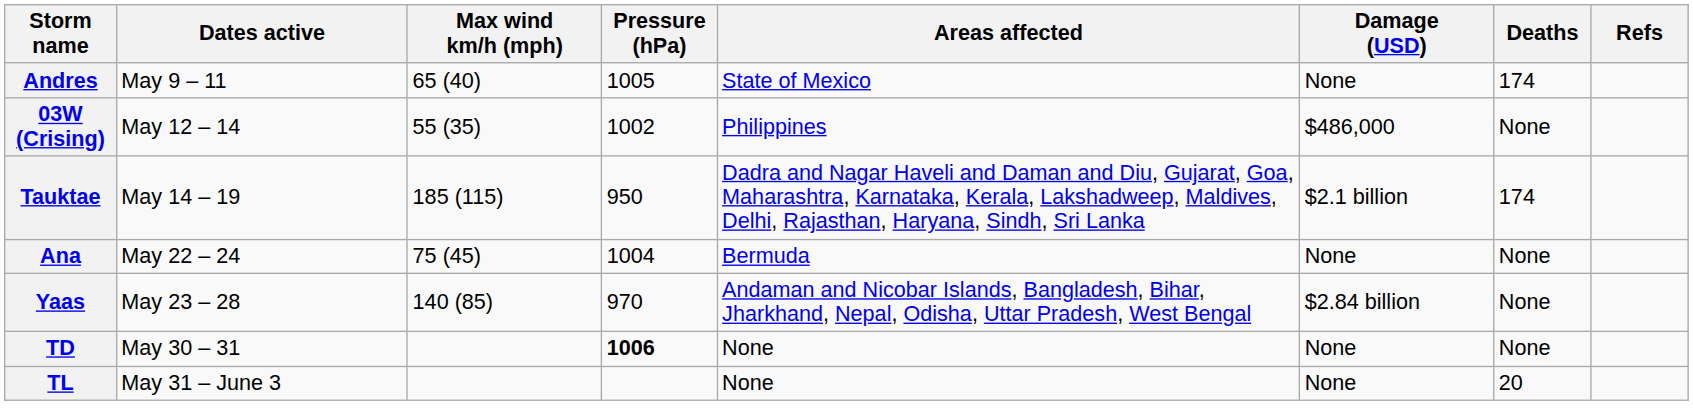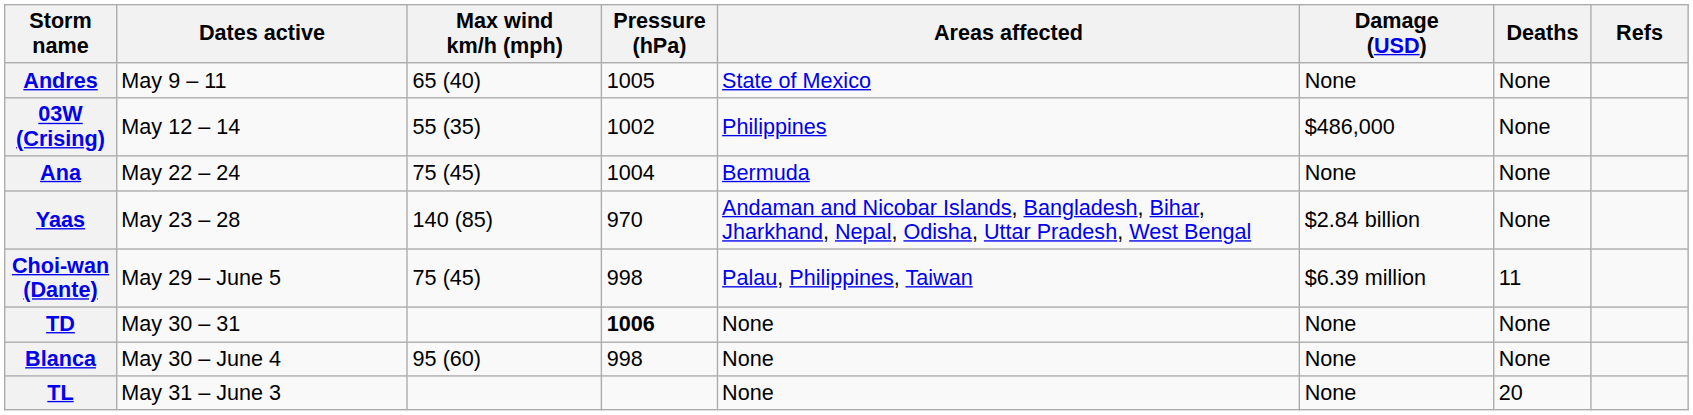(1517, 80) 174 -> (1525, 80) None
- row: (61, 197)
+ row: (61, 277)
+ row: (61, 358)
